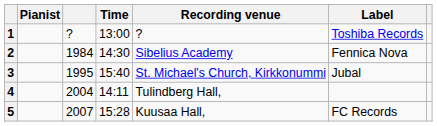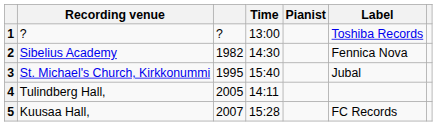columns swapped: (40, 14) <-> (231, 14)
(80, 53) 1984 -> (230, 53) 1982
(80, 92) 2004 -> (230, 92) 2005
